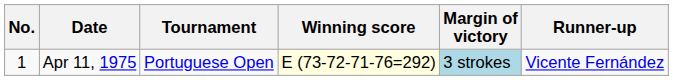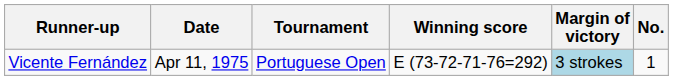columns swapped: (22, 27) <-> (595, 27)
(359, 63) lightyellow background -> (471, 63) no background
